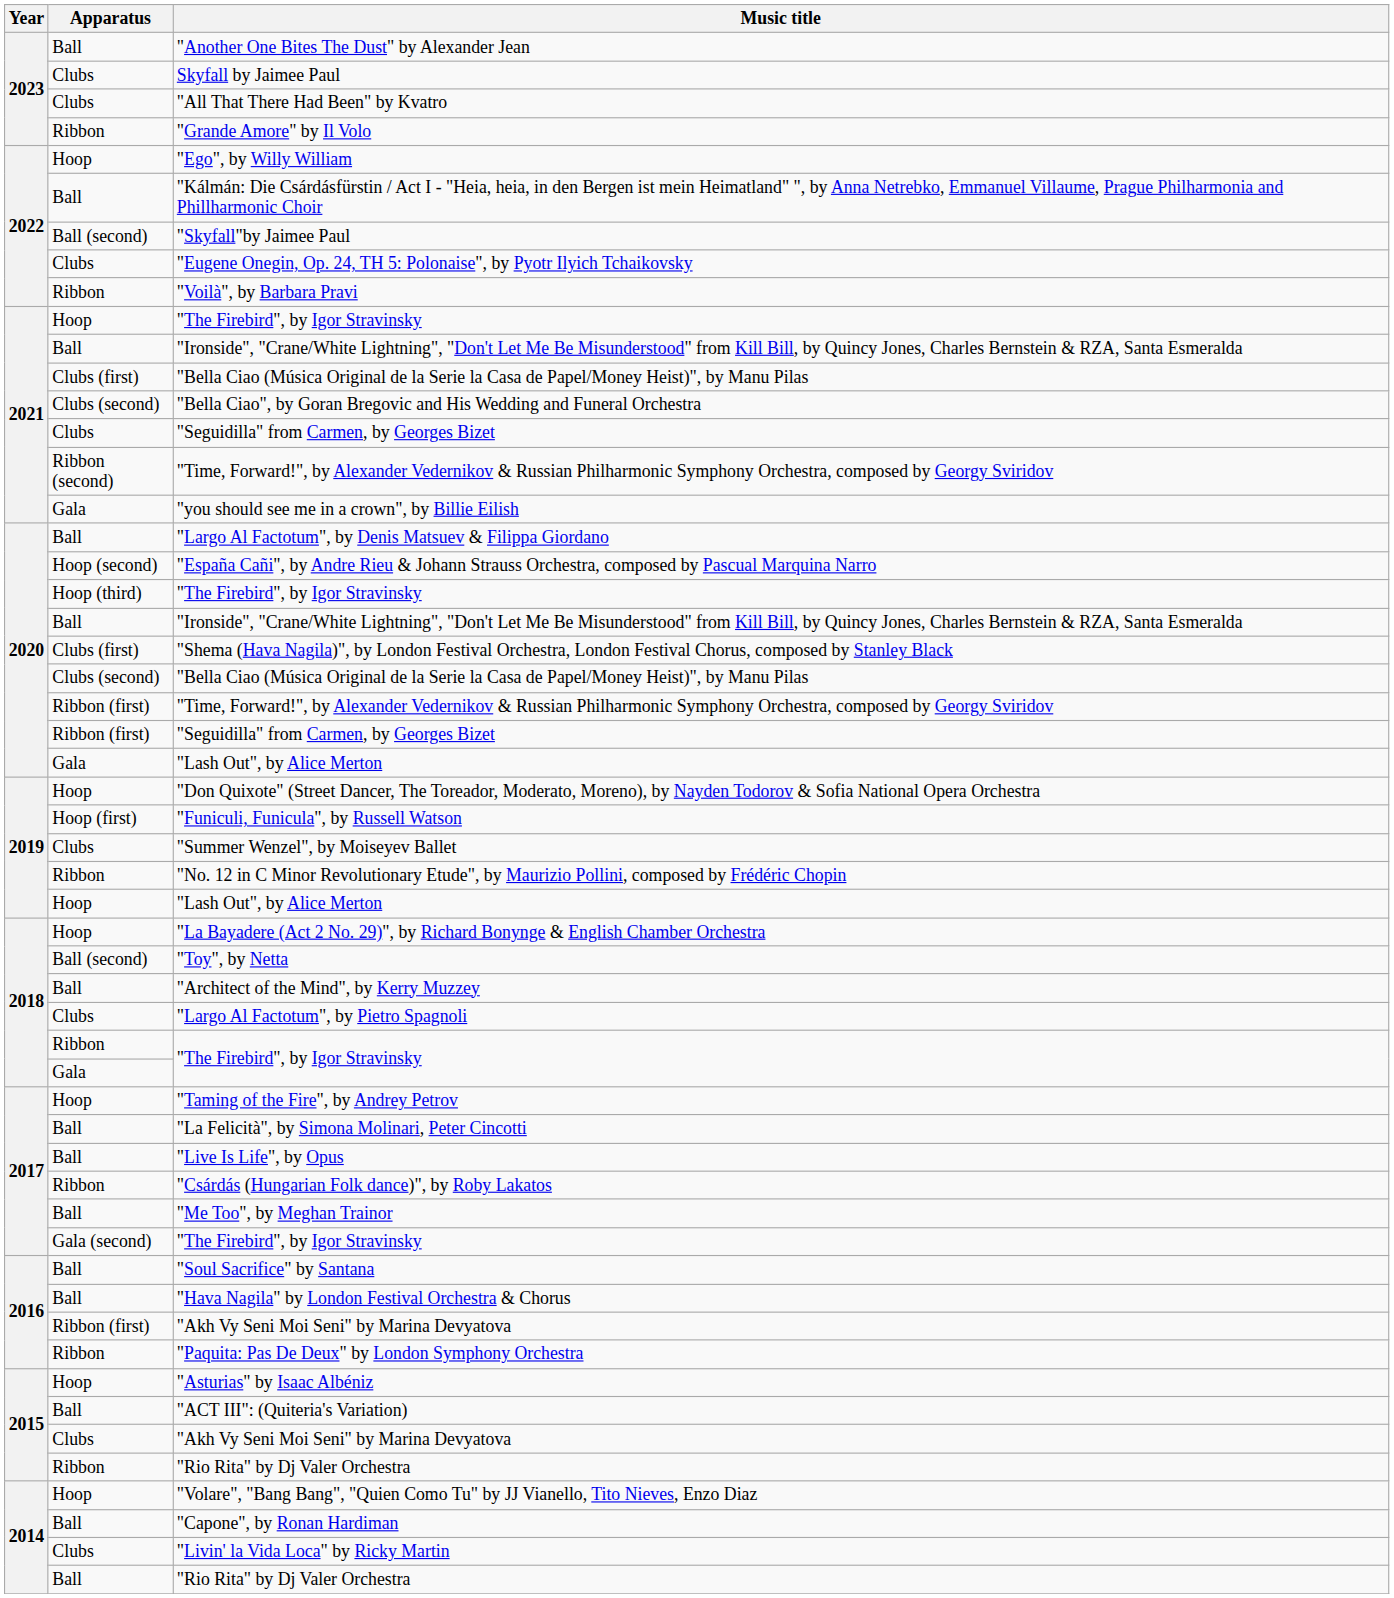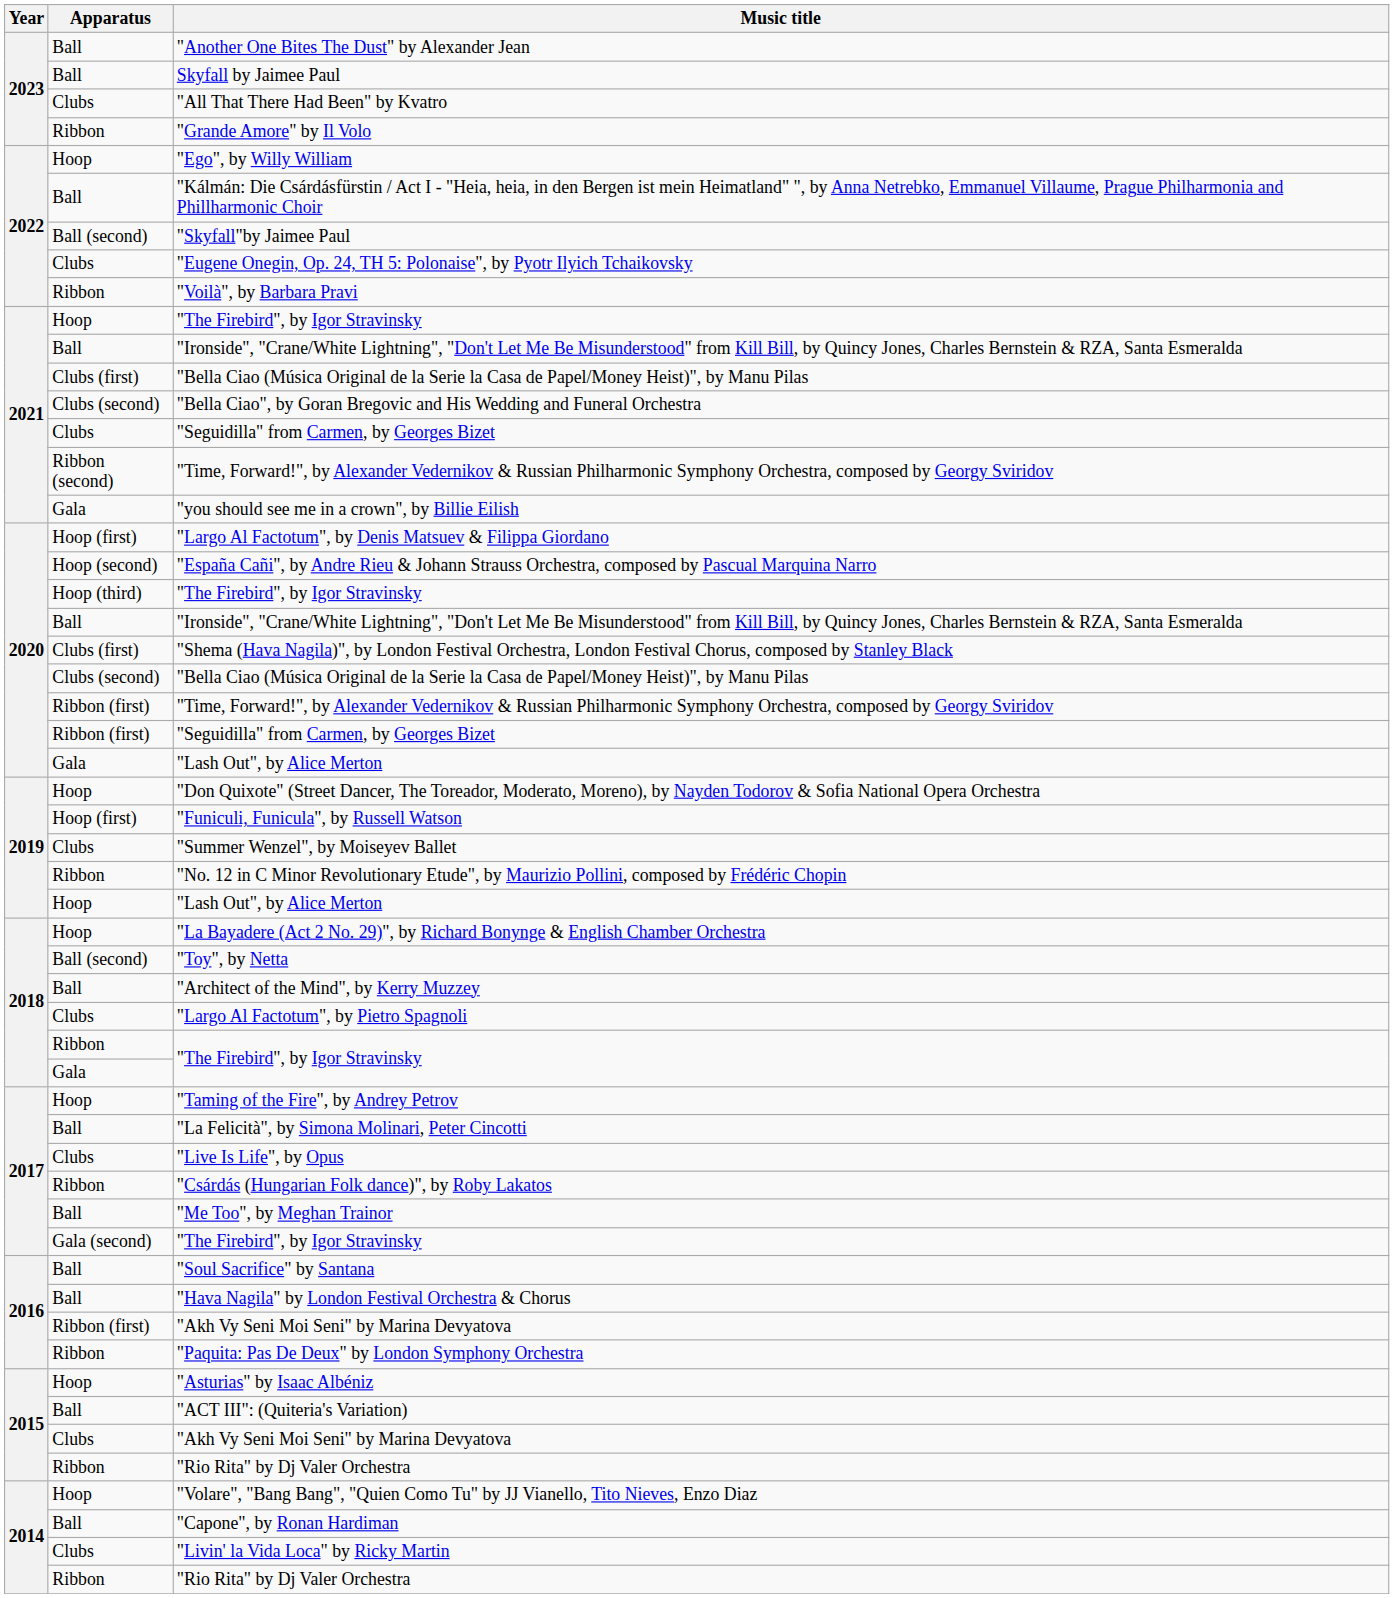(73, 74) Clubs -> (67, 74) Ball
(67, 537) Ball -> (95, 537) Hoop (first)
(67, 1157) Ball -> (73, 1157) Clubs
(67, 1579) Ball -> (79, 1579) Ribbon
